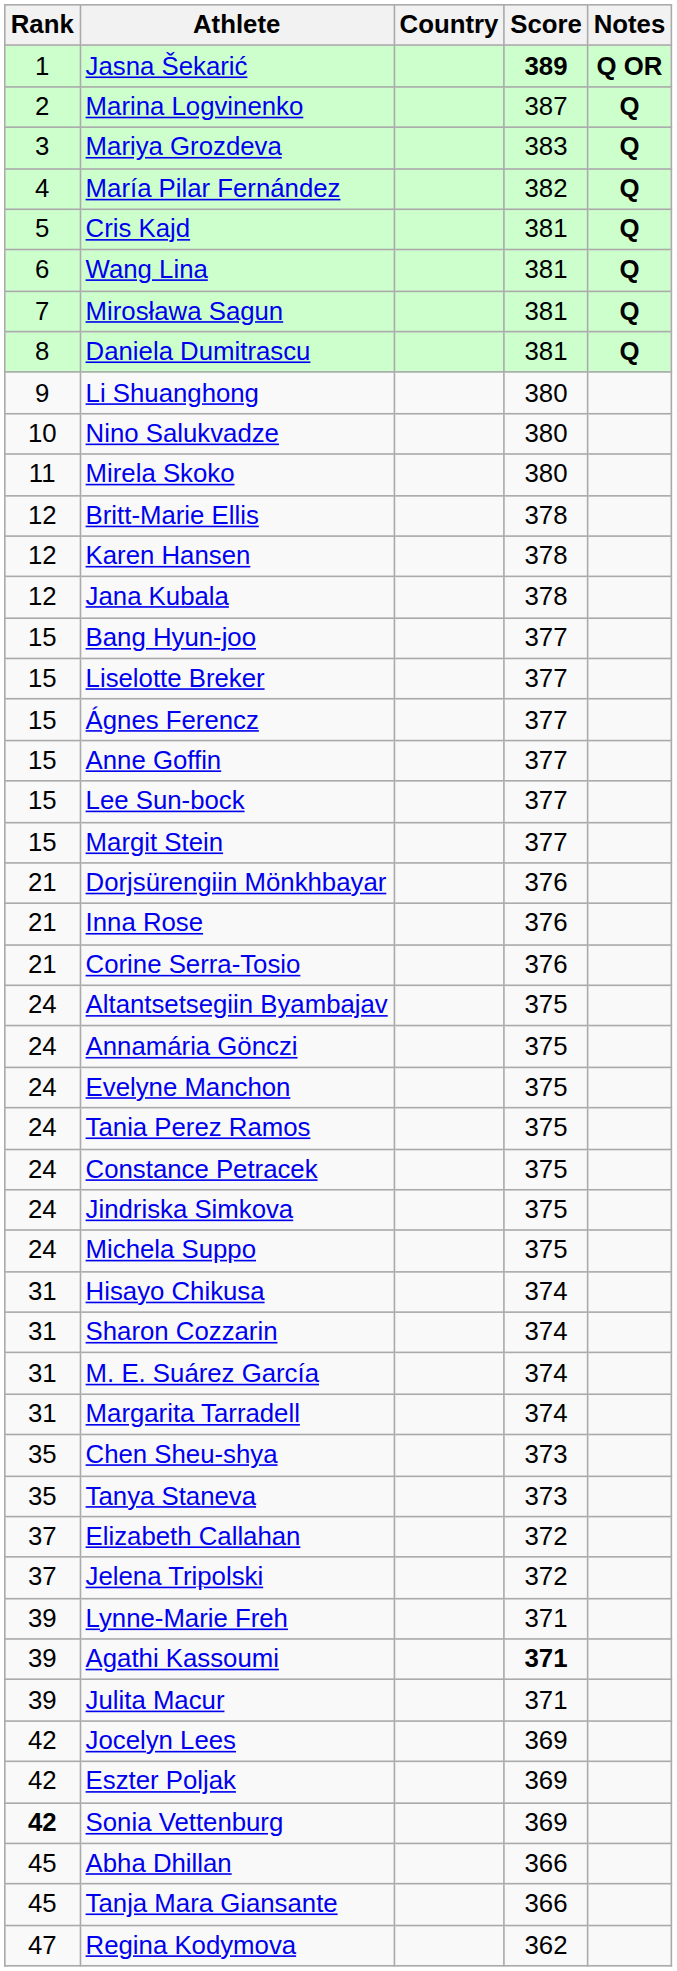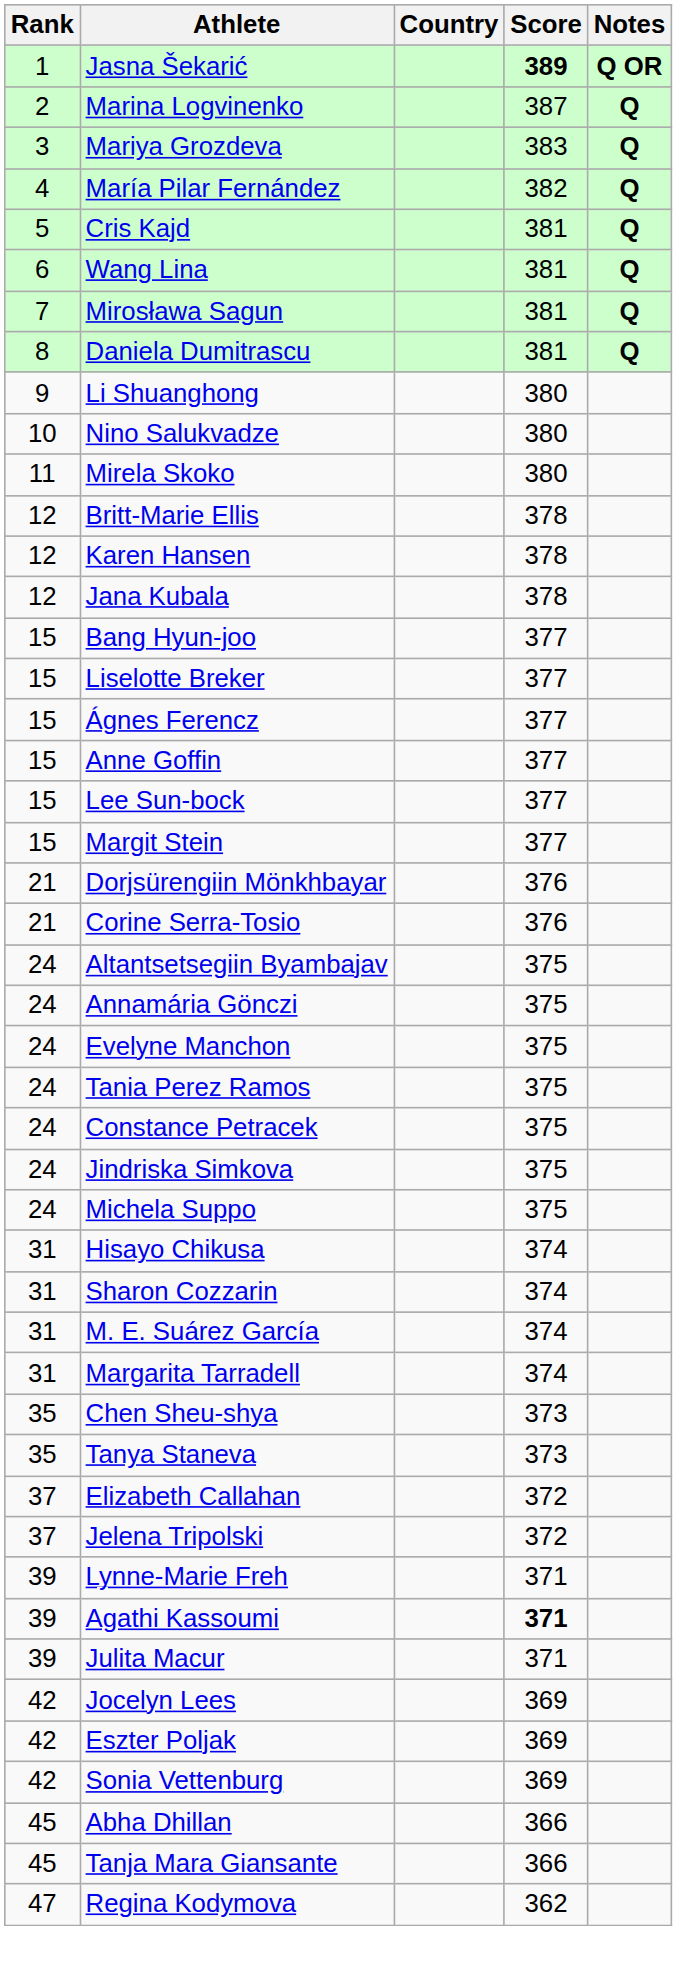- row: (144, 923)
(42, 1822) bold -> (42, 1781) normal
